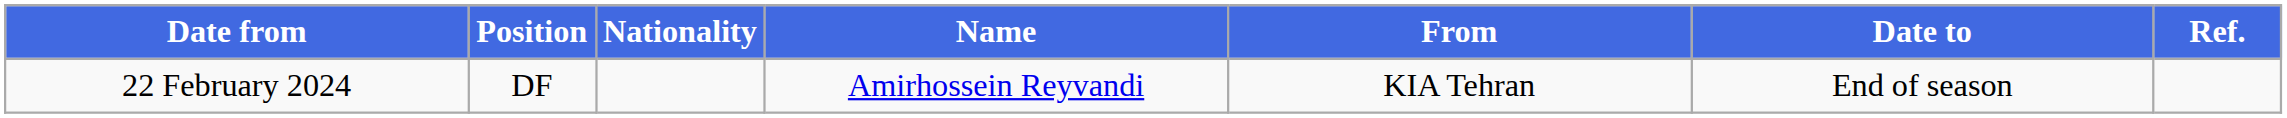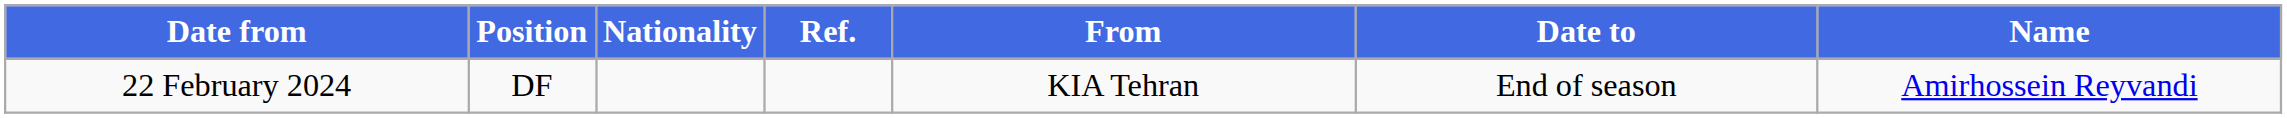columns swapped: (996, 31) <-> (2217, 31)
